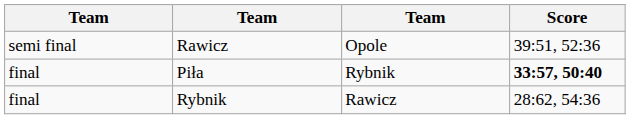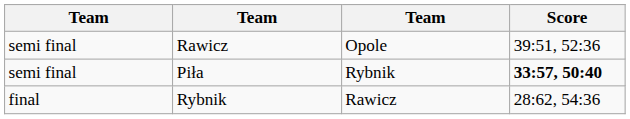(24, 72) final -> (42, 72) semi final
